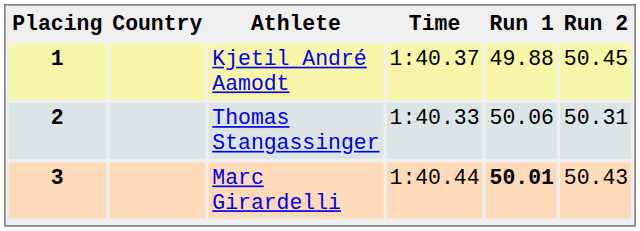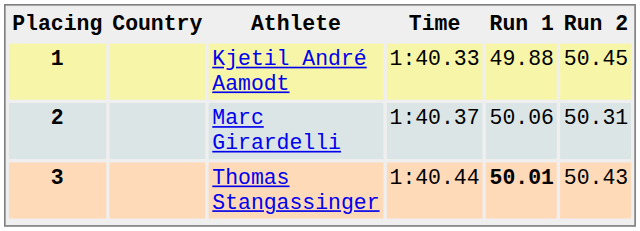(435, 59) 1:40.37 -> (435, 59) 1:40.33
(296, 131) Thomas Stangassinger -> (277, 131) Marc Girardelli
(435, 119) 1:40.33 -> (435, 119) 1:40.37
(277, 190) Marc Girardelli -> (296, 190) Thomas Stangassinger
